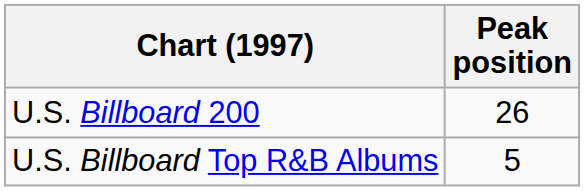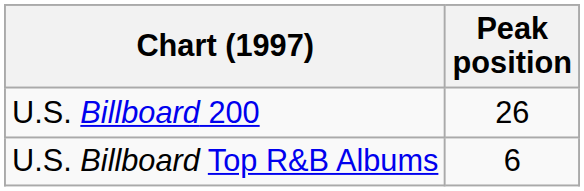(512, 160) 5 -> (512, 160) 6
